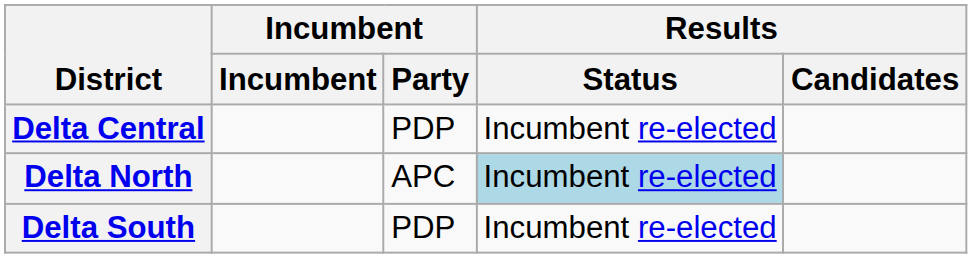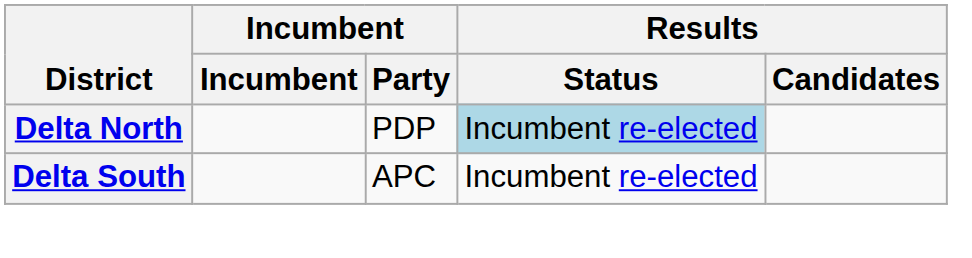- row: (108, 128)
(423, 177) APC -> (404, 128) PDP
(423, 227) PDP -> (404, 177) APC
